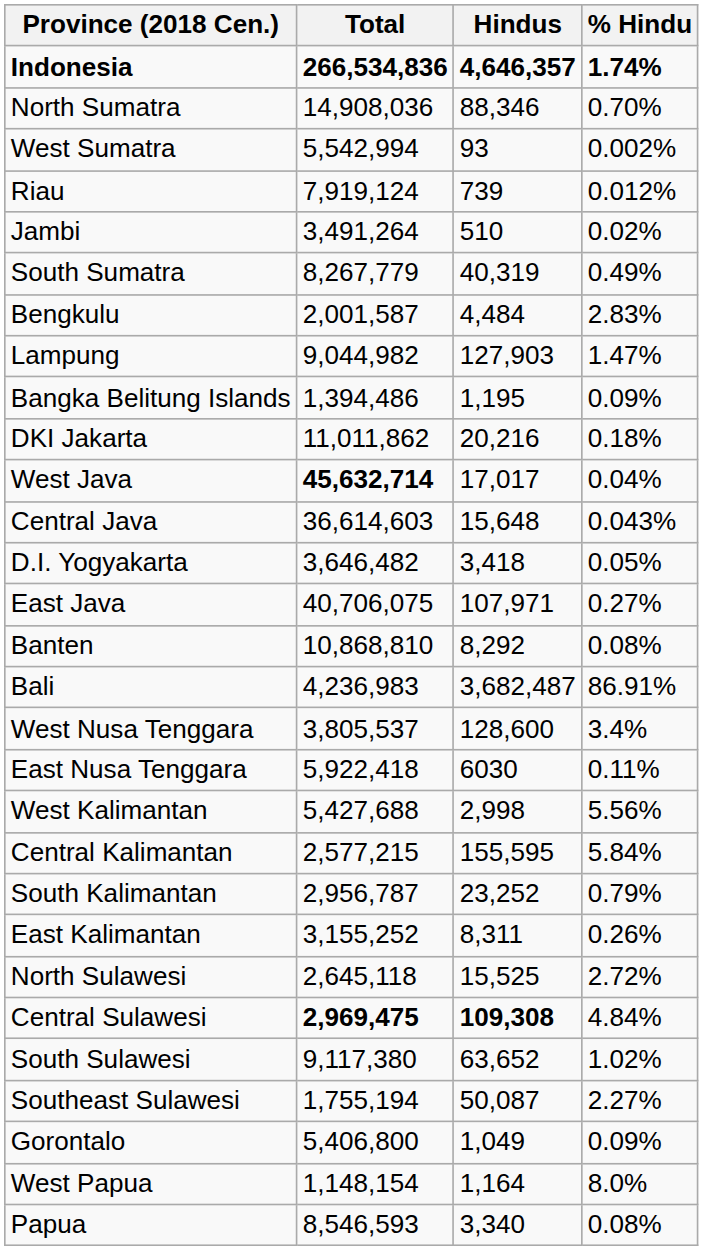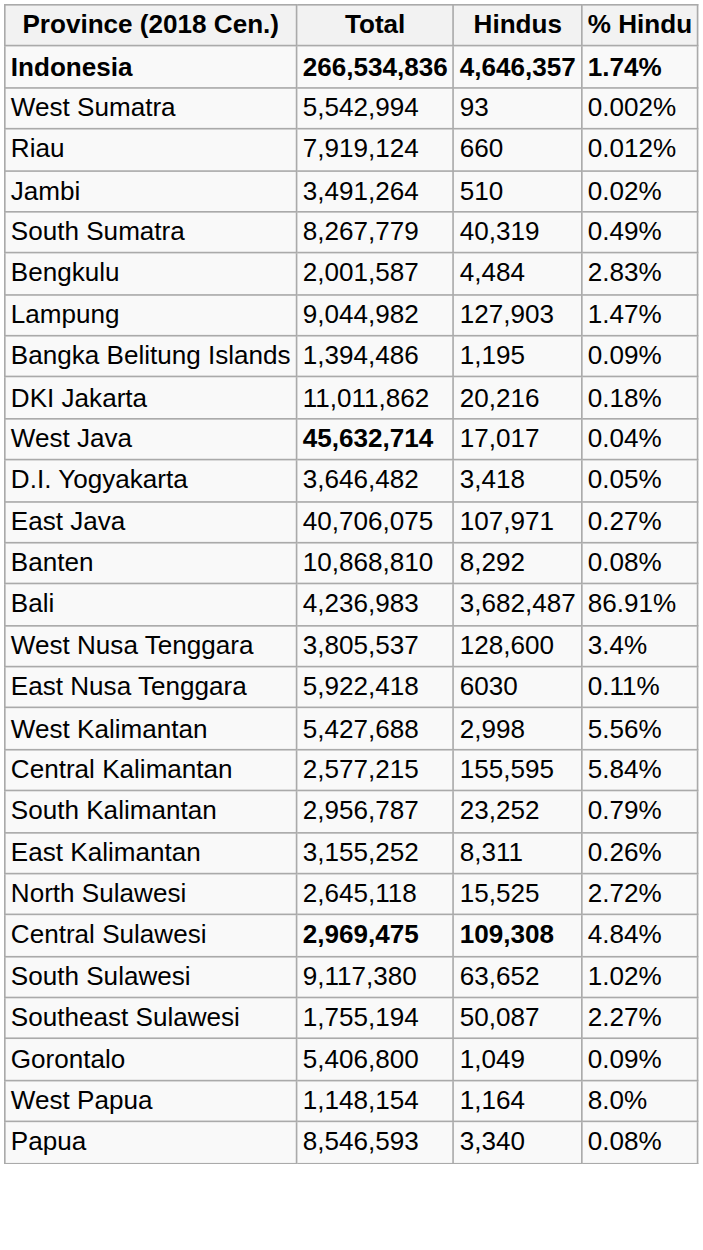- row: (96, 107)
(482, 190) 739 -> (482, 149) 660
- row: (84, 521)
